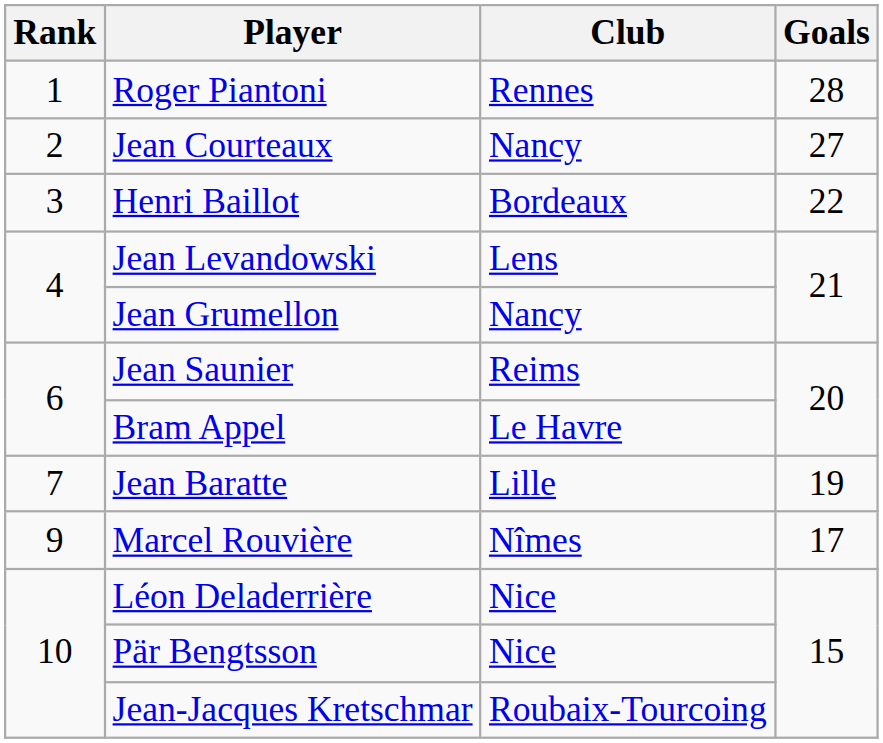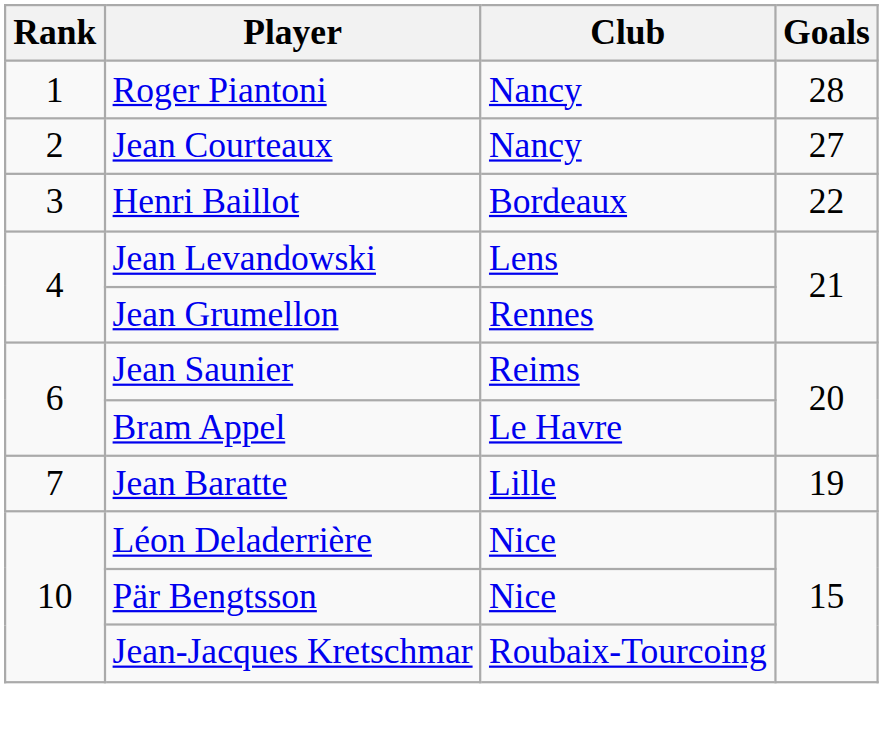(541, 88) Rennes -> (535, 88) Nancy
(535, 314) Nancy -> (541, 314) Rennes
- row: (232, 539)
